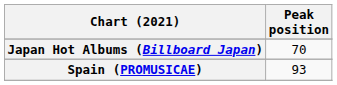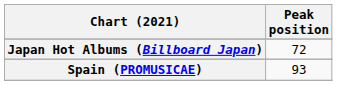(299, 49) 70 -> (299, 49) 72
